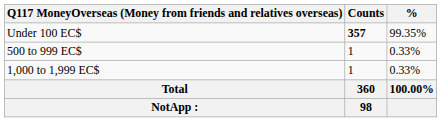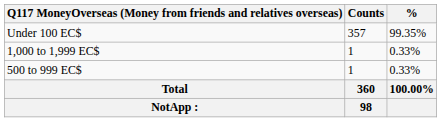(357, 32) bold -> (357, 32) normal
rows swapped: (44, 51) <-> (53, 70)
